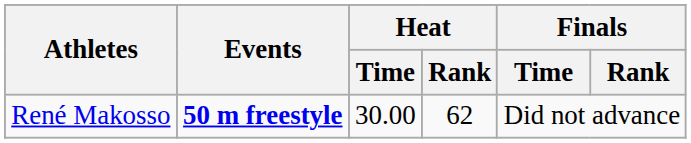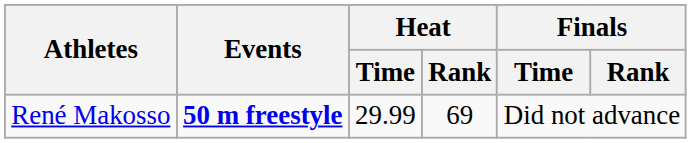(385, 115) 30.00 -> (385, 115) 29.99
(460, 115) 62 -> (460, 115) 69
